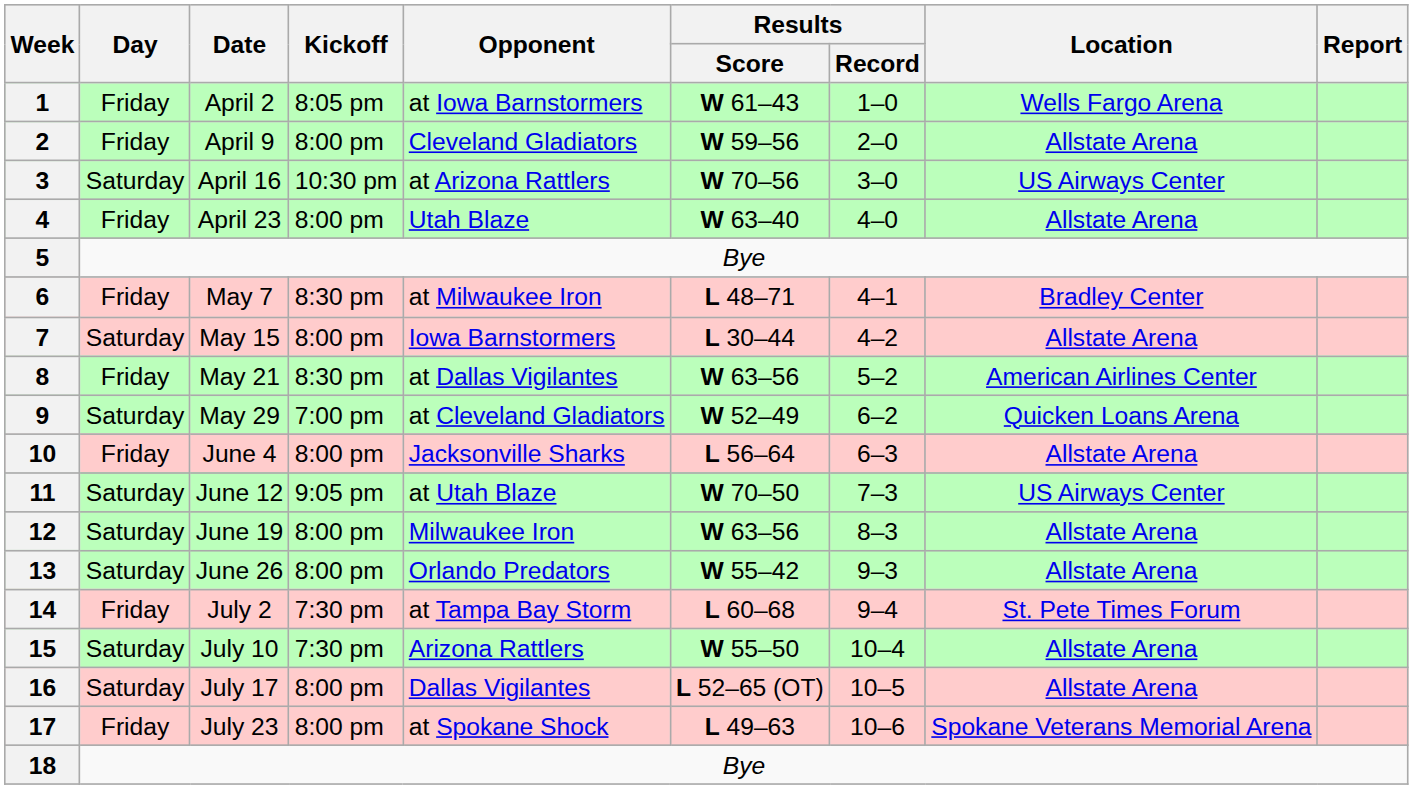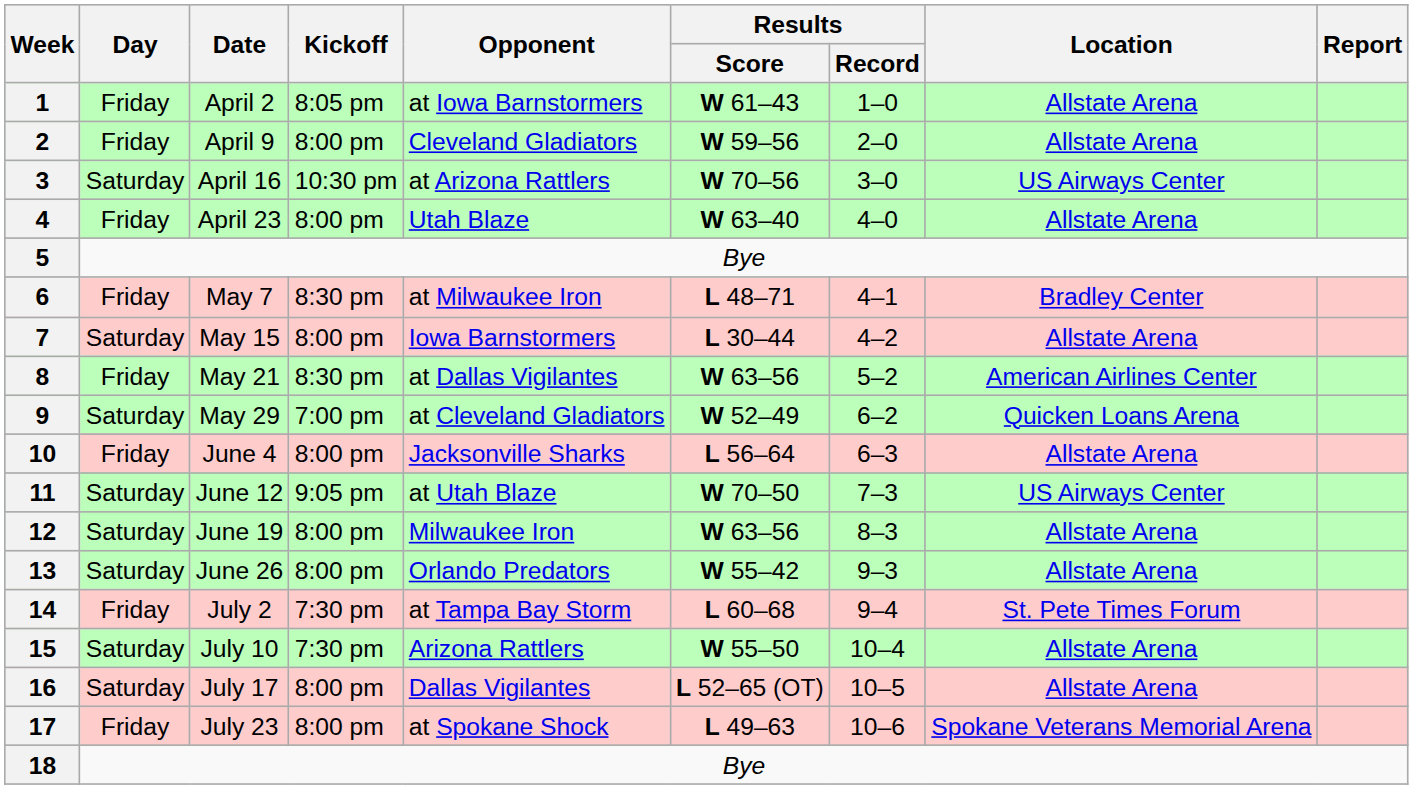(1121, 102) Wells Fargo Arena -> (1121, 102) Allstate Arena
